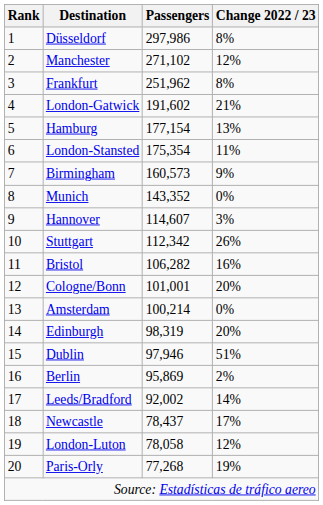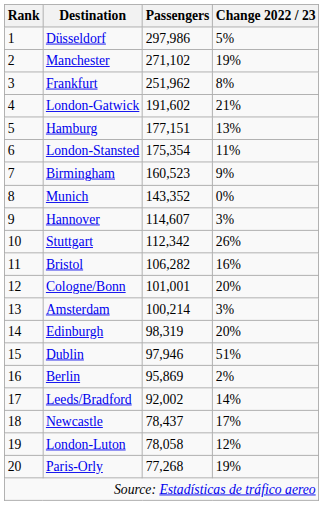(225, 38) 8% -> (225, 38) 5%
(228, 61) 12% -> (228, 61) 19%
(168, 128) 177,154 -> (168, 128) 177,151
(168, 173) 160,573 -> (168, 173) 160,523
(225, 309) 0% -> (225, 309) 3%
